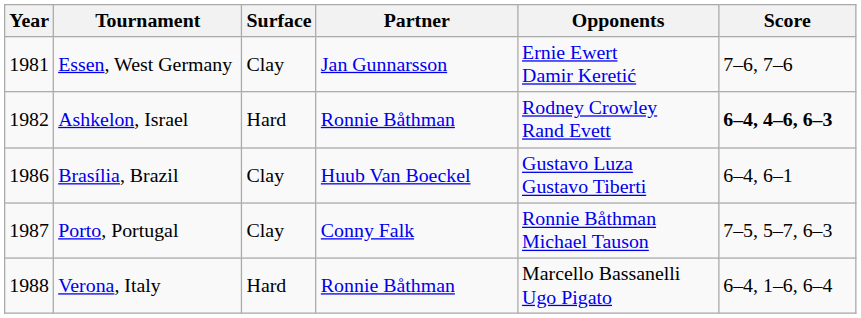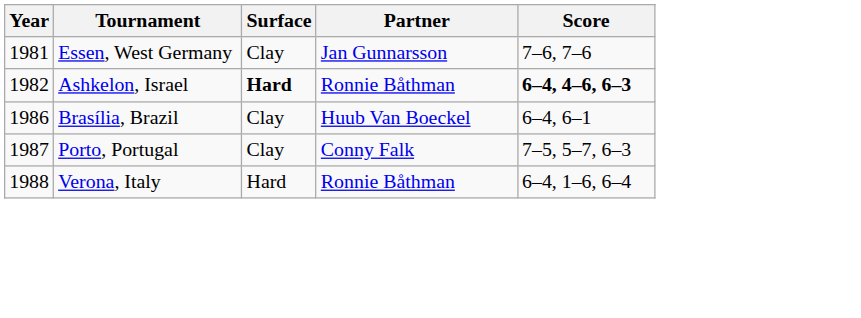- column: (618, 20)
(266, 119) normal -> (269, 84) bold
